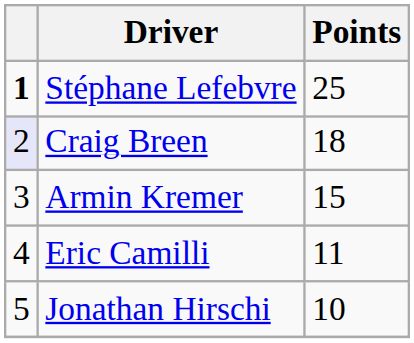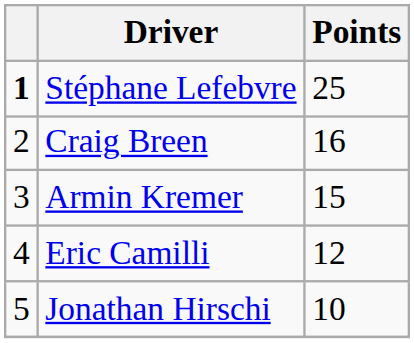(21, 142) lavender background -> (21, 142) no background
(329, 142) 18 -> (329, 142) 16
(328, 252) 11 -> (329, 252) 12
